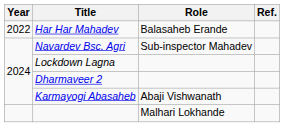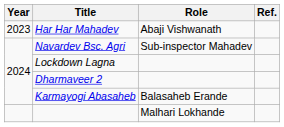(19, 29) 2022 -> (19, 29) 2023
(184, 29) Balasaheb Erande -> (181, 29) Abaji Vishwanath
(181, 96) Abaji Vishwanath -> (184, 96) Balasaheb Erande
